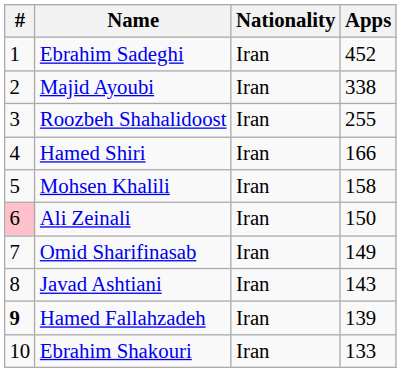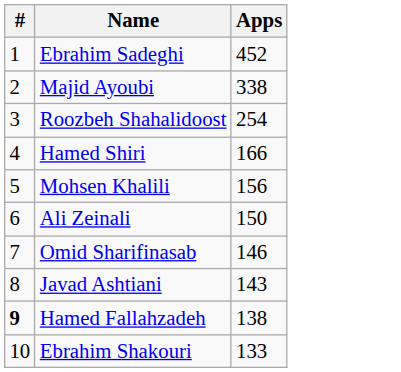- column: (286, 20)
(361, 119) 255 -> (252, 119) 254
(361, 185) 158 -> (252, 185) 156
(15, 218) pink background -> (15, 218) no background
(361, 251) 149 -> (252, 251) 146
(361, 317) 139 -> (252, 317) 138
